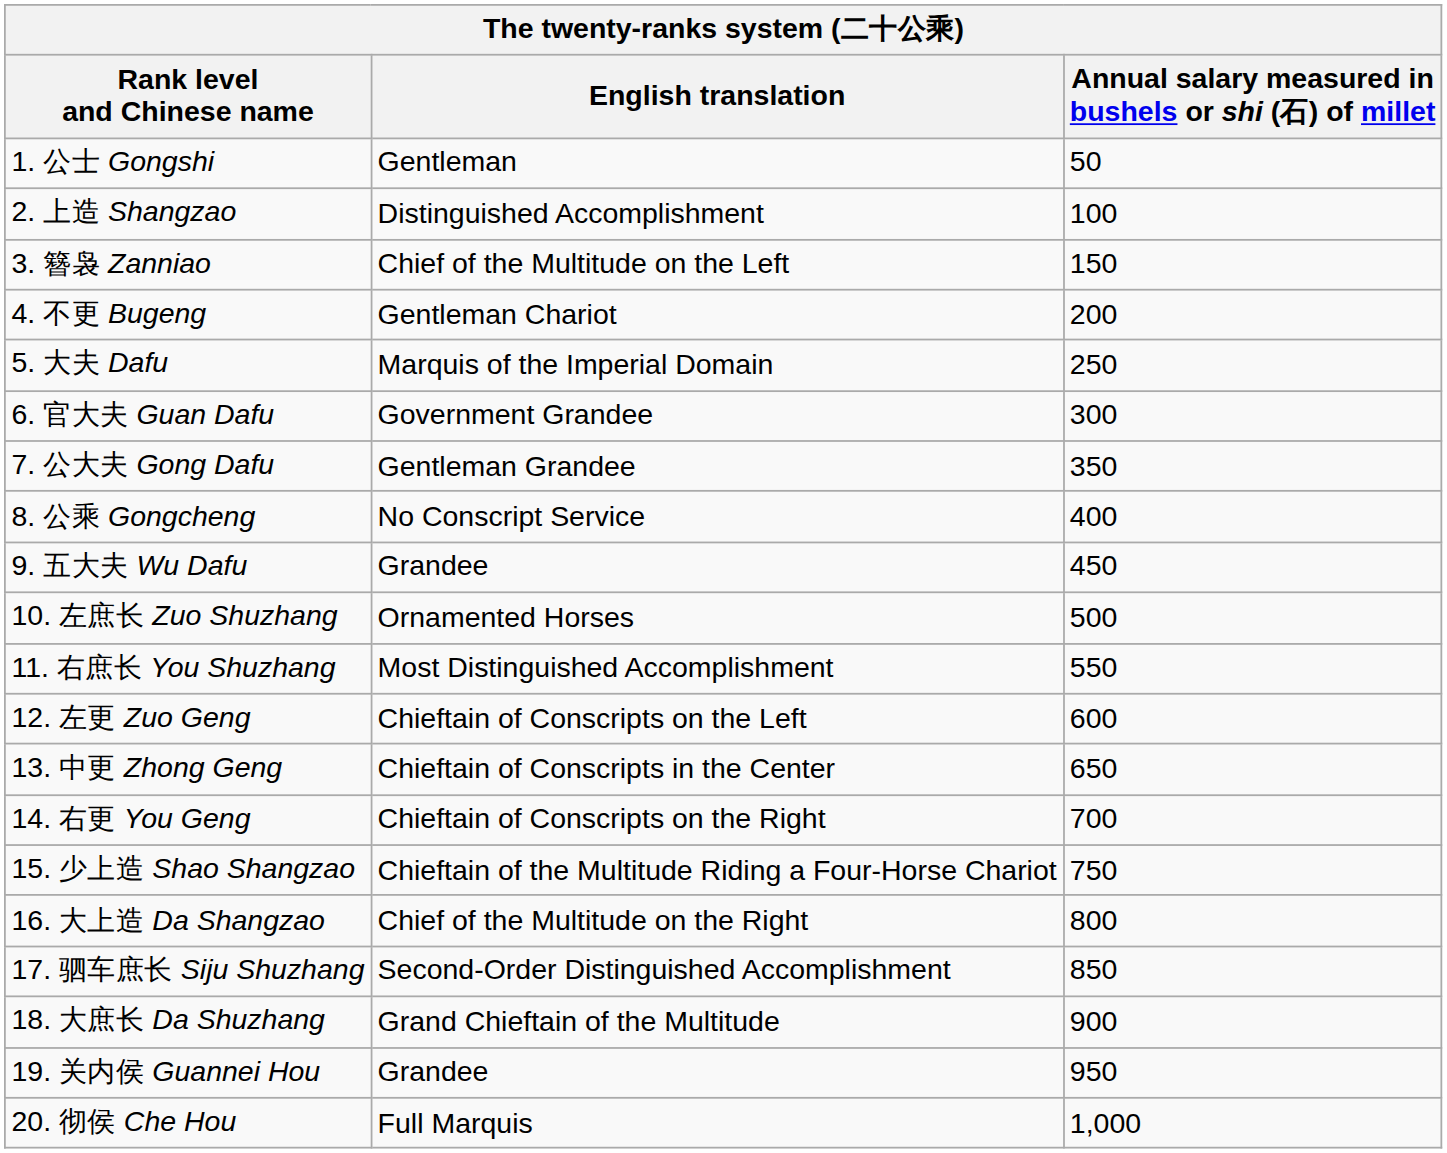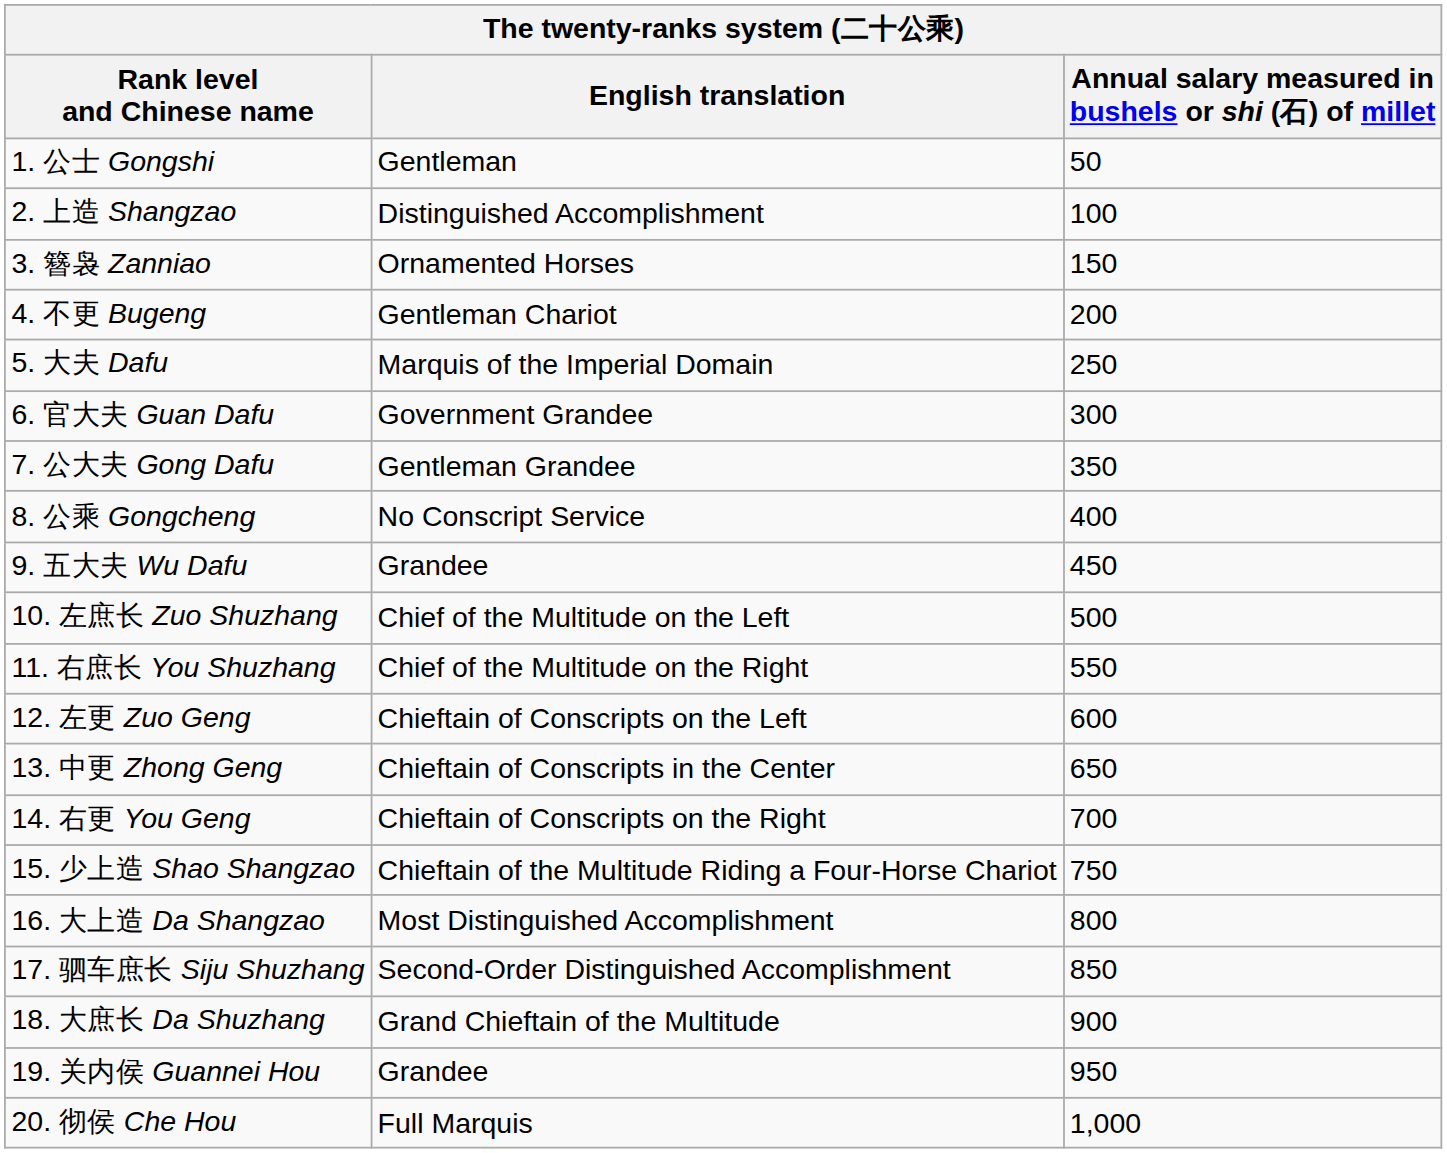(583, 263) Chief of the Multitude on the Left -> (506, 263) Ornamented Horses
(506, 617) Ornamented Horses -> (583, 617) Chief of the Multitude on the Left
(606, 667) Most Distinguished Accomplishment -> (593, 667) Chief of the Multitude on the Right
(593, 920) Chief of the Multitude on the Right -> (606, 920) Most Distinguished Accomplishment
